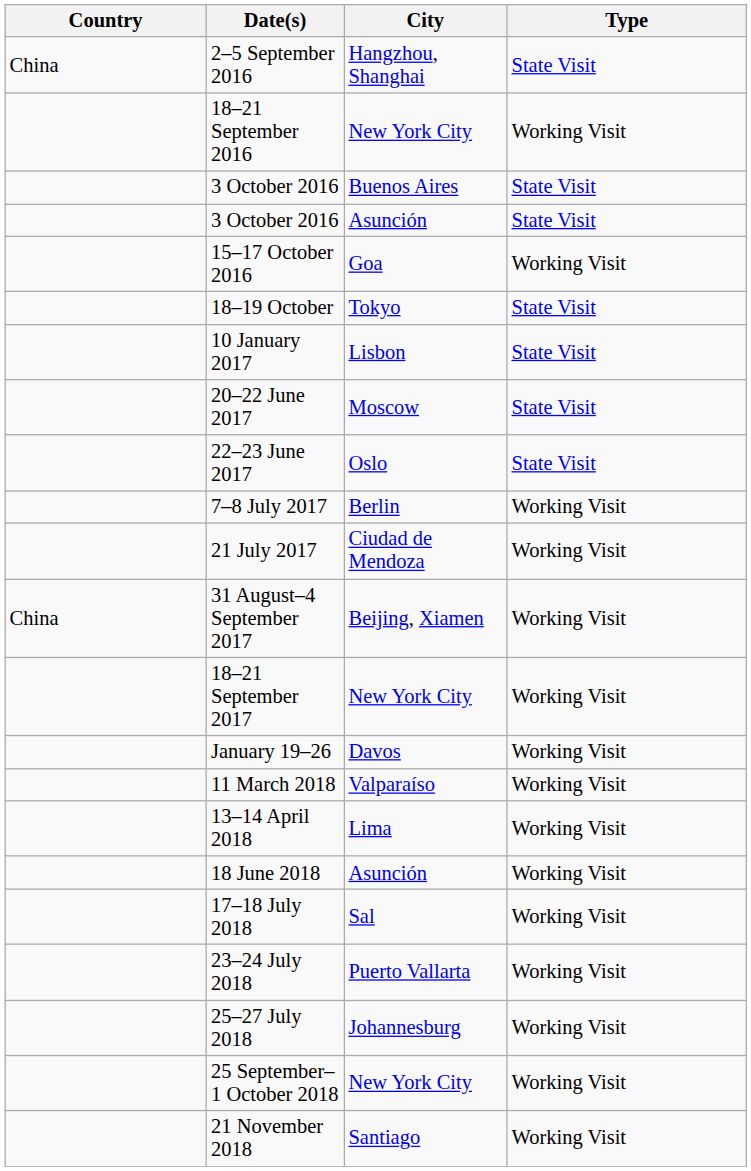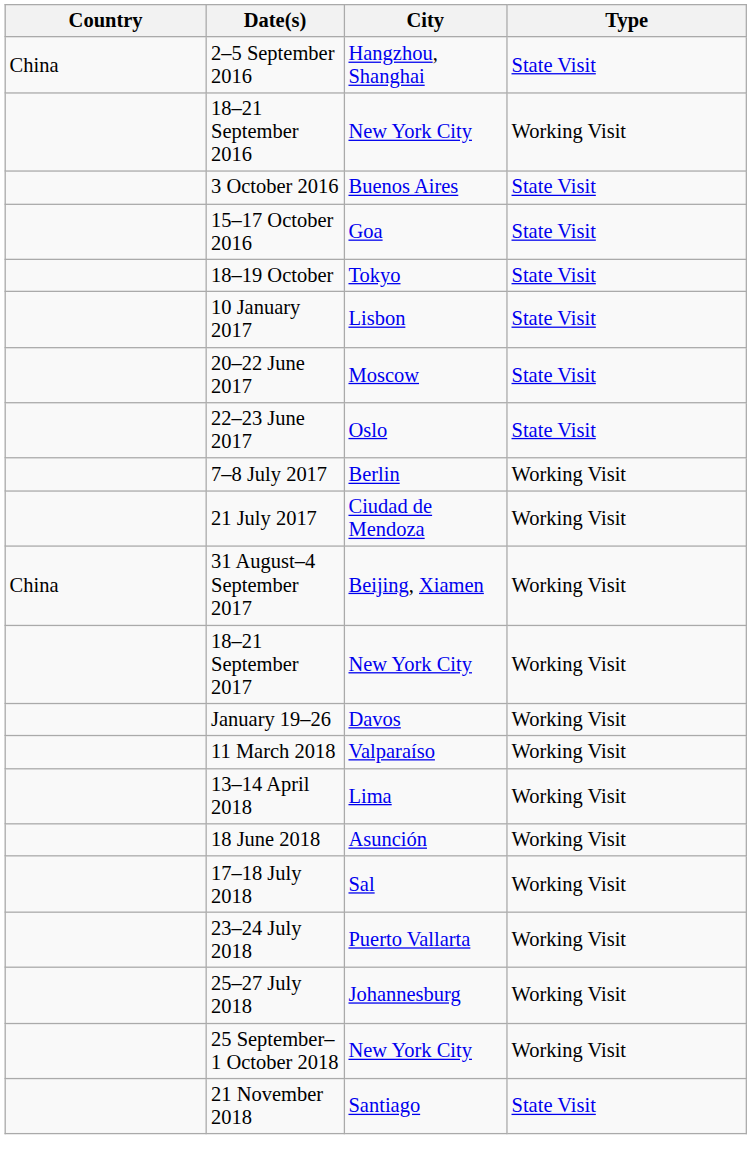- row: (275, 219)
(569, 263) Working Visit -> (554, 231) State Visit
(569, 1138) Working Visit -> (554, 1106) State Visit
